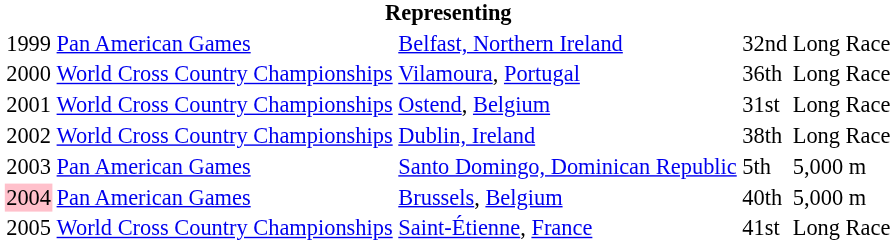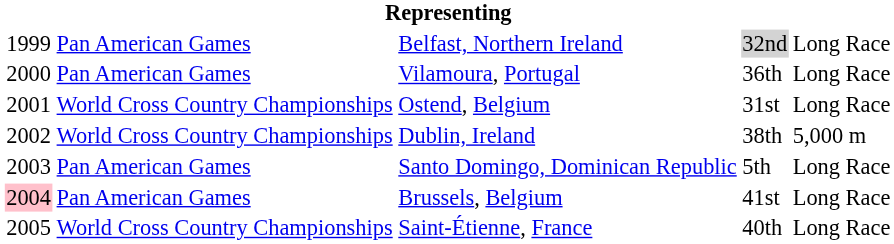(765, 43) no background -> (765, 43) lightgrey background
(225, 74) World Cross Country Championships -> (154, 74) Pan American Games
(842, 135) Long Race -> (829, 135) 5,000 m
(829, 166) 5,000 m -> (842, 166) Long Race
(762, 197) 40th -> (761, 197) 41st
(829, 197) 5,000 m -> (842, 197) Long Race
(761, 228) 41st -> (762, 228) 40th
